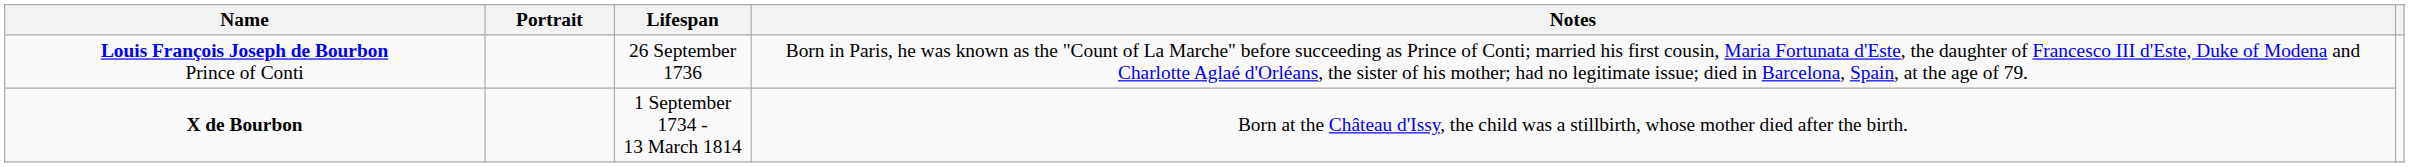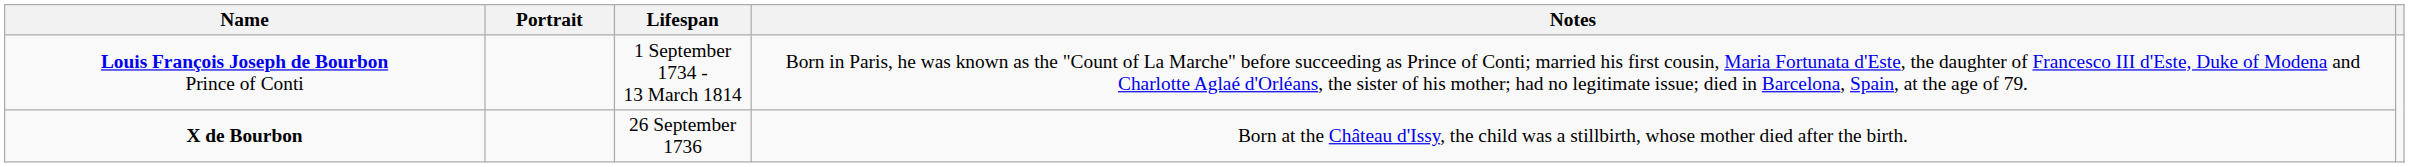(683, 61) 26 September 1736 -> (683, 72) 1 September 1734 - 13 March 1814
(683, 124) 1 September 1734 - 13 March 1814 -> (683, 135) 26 September 1736
